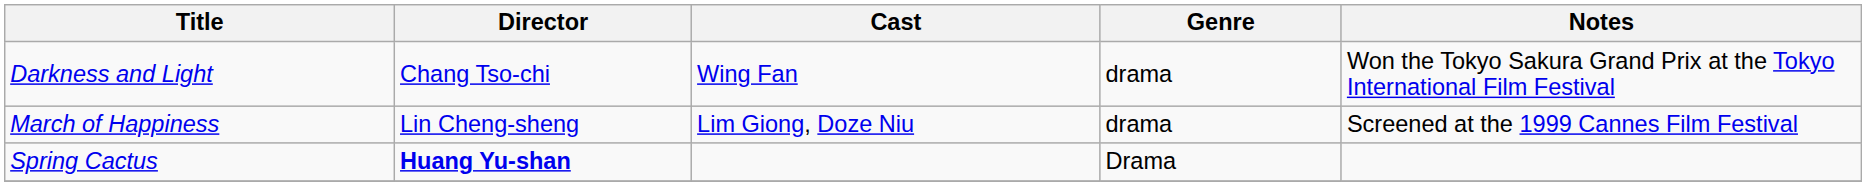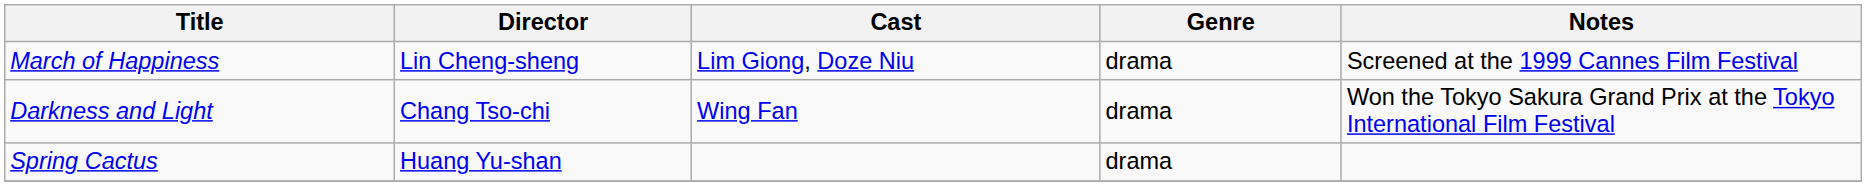rows swapped: (115, 124) <-> (111, 73)
(485, 161) bold -> (481, 161) normal
(1141, 161) Drama -> (1139, 161) drama
